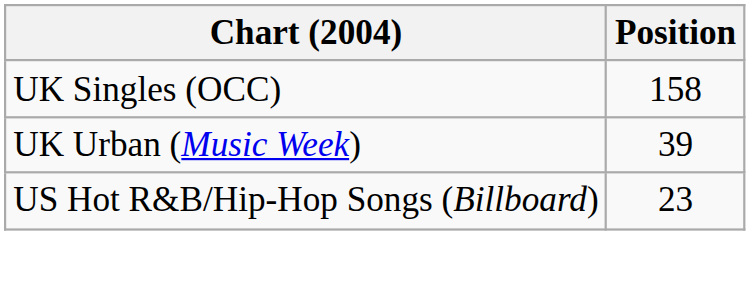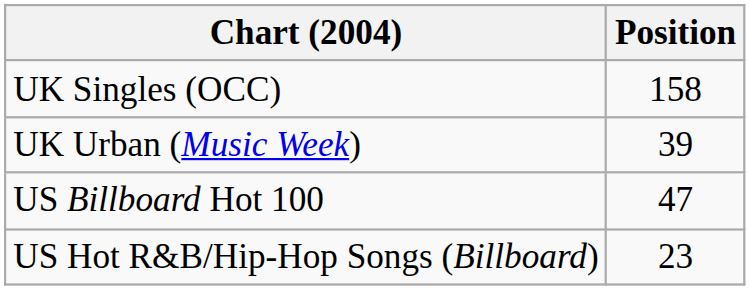+ row: (169, 199)
